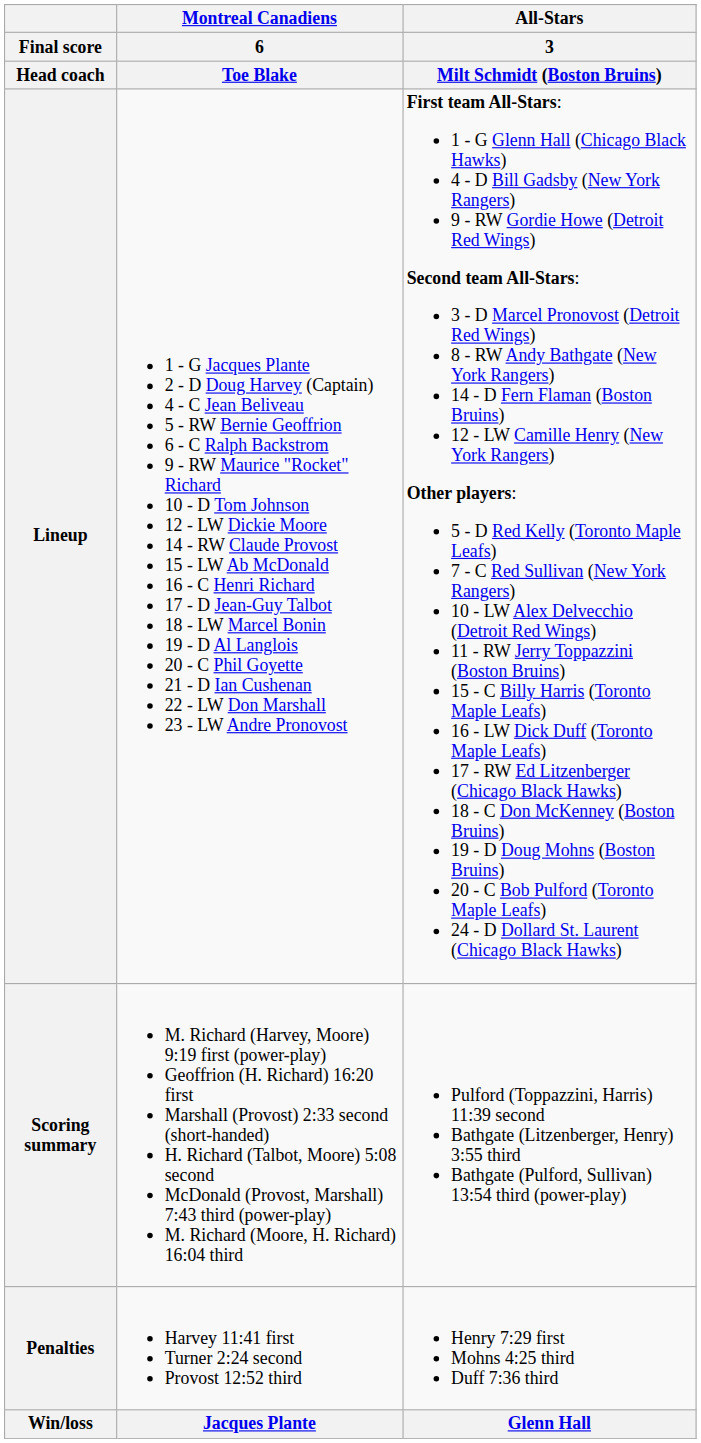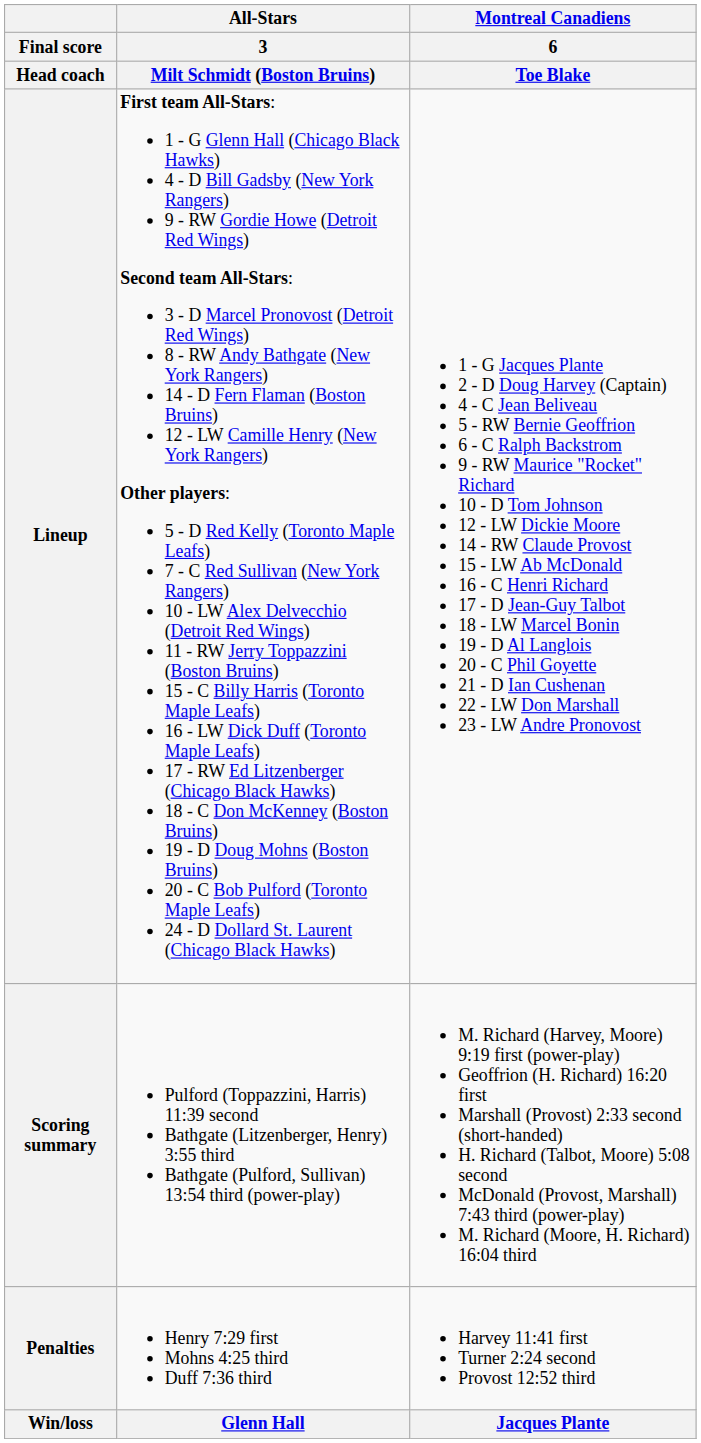columns swapped: (259, 74) <-> (549, 74)
